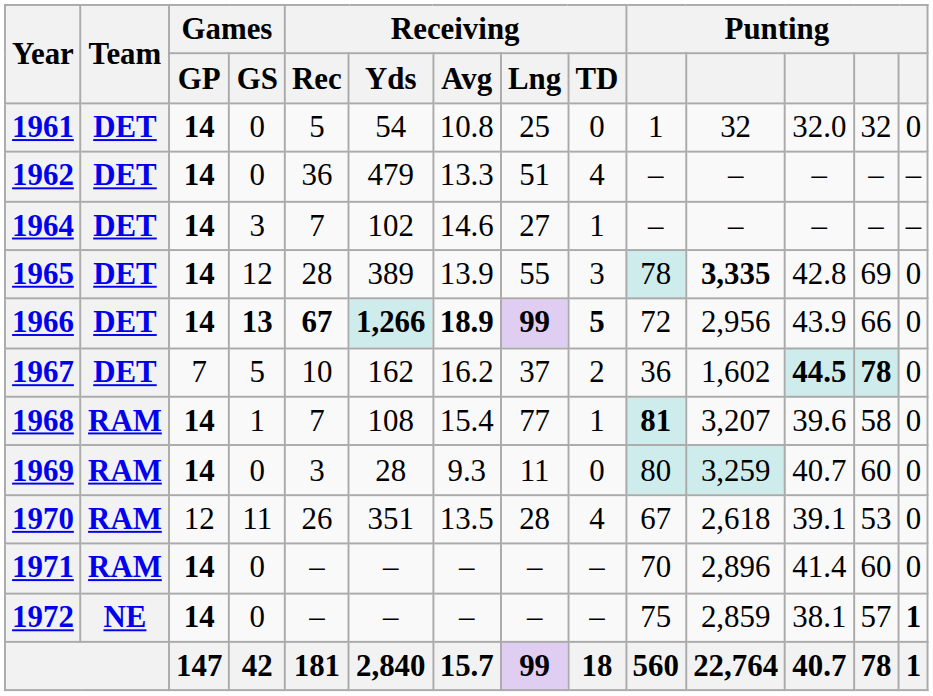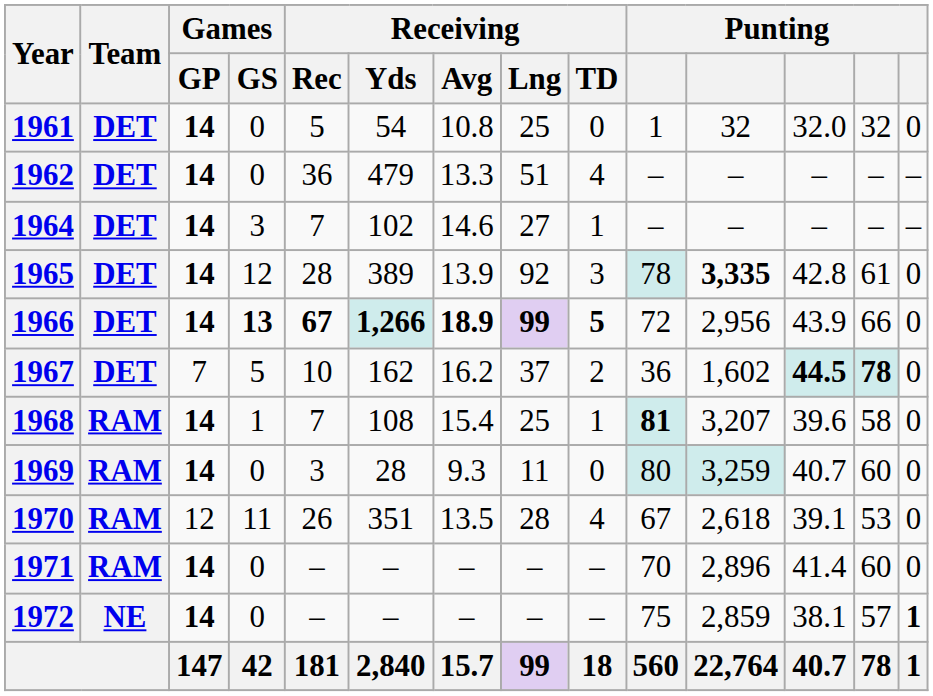(535, 273) 55 -> (535, 273) 92
(876, 273) 69 -> (876, 273) 61
(535, 420) 77 -> (535, 420) 25
